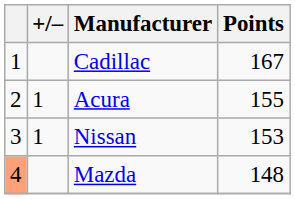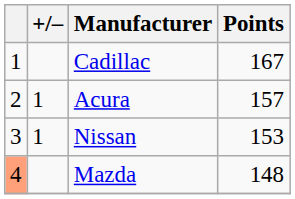(267, 99) 155 -> (267, 99) 157
